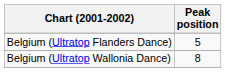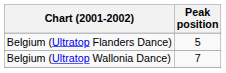(198, 59) 8 -> (198, 59) 7
